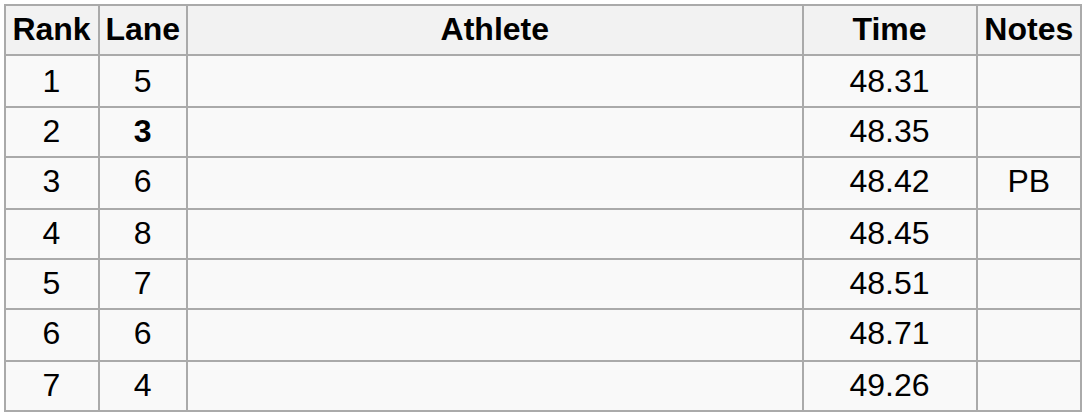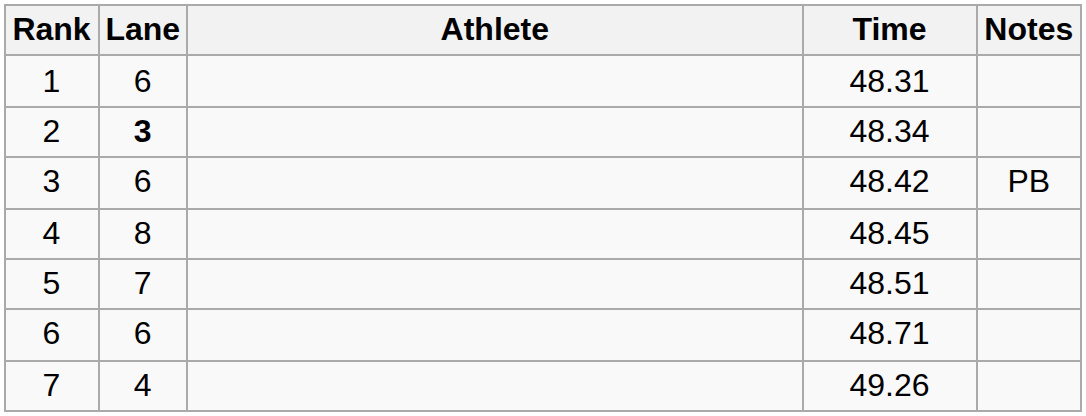(143, 80) 5 -> (143, 80) 6
(890, 131) 48.35 -> (890, 131) 48.34
